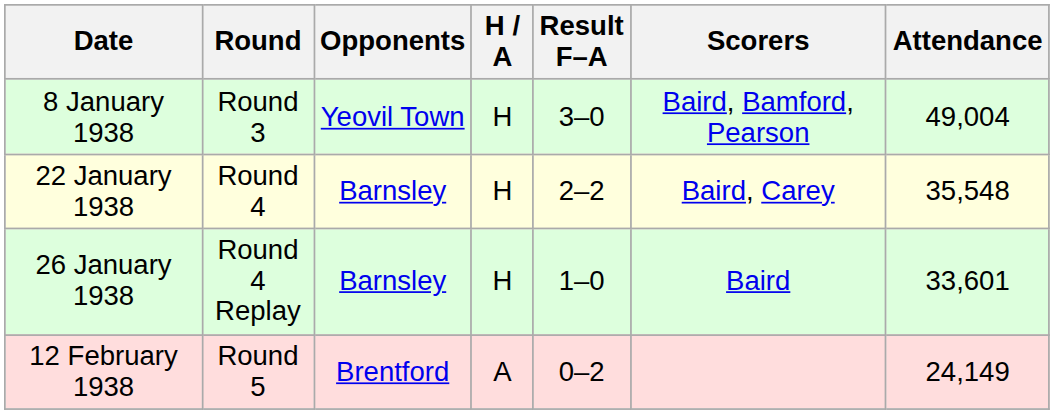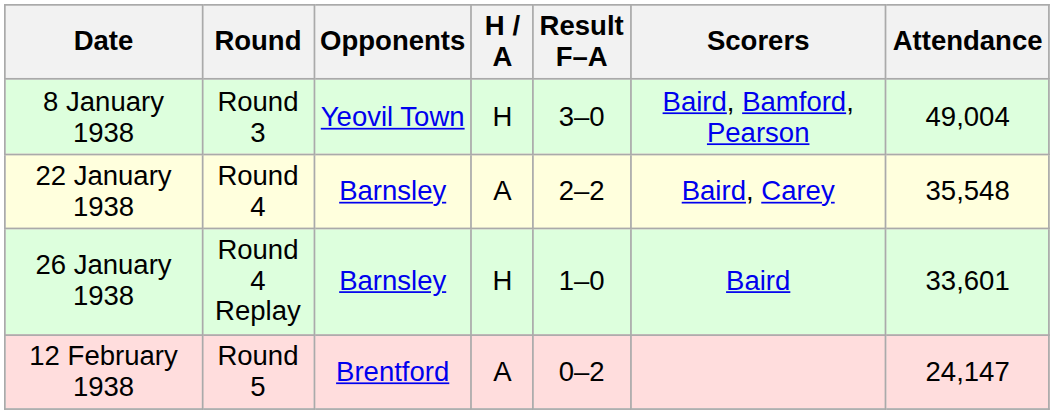(502, 191) H -> (502, 191) A
(968, 371) 24,149 -> (968, 371) 24,147
